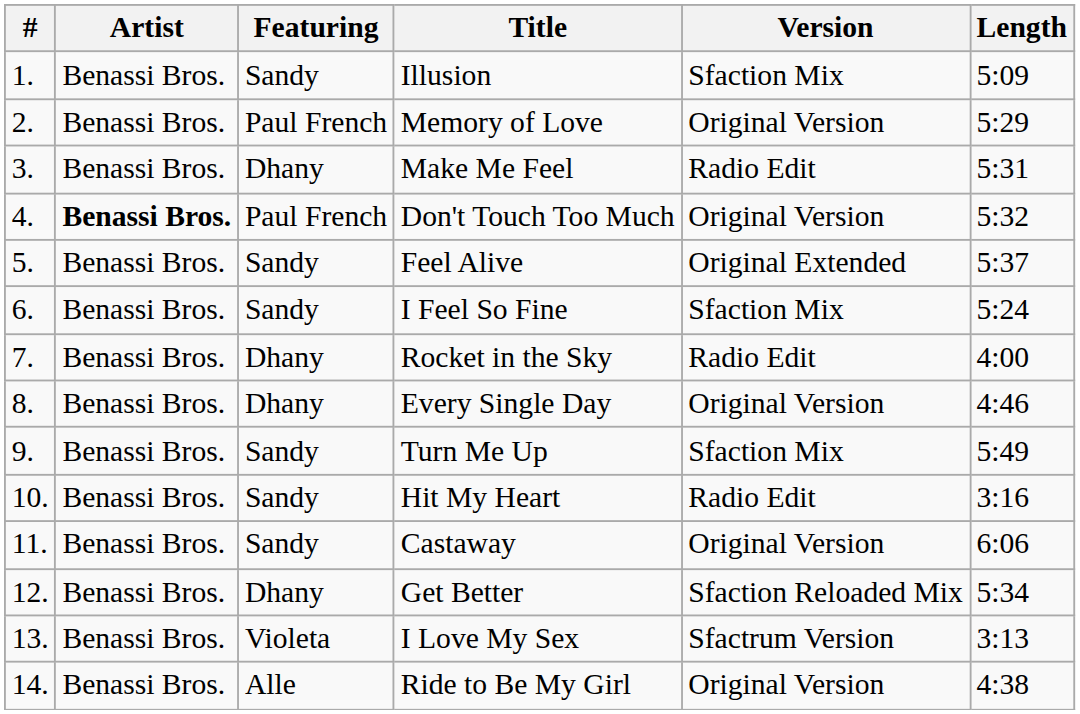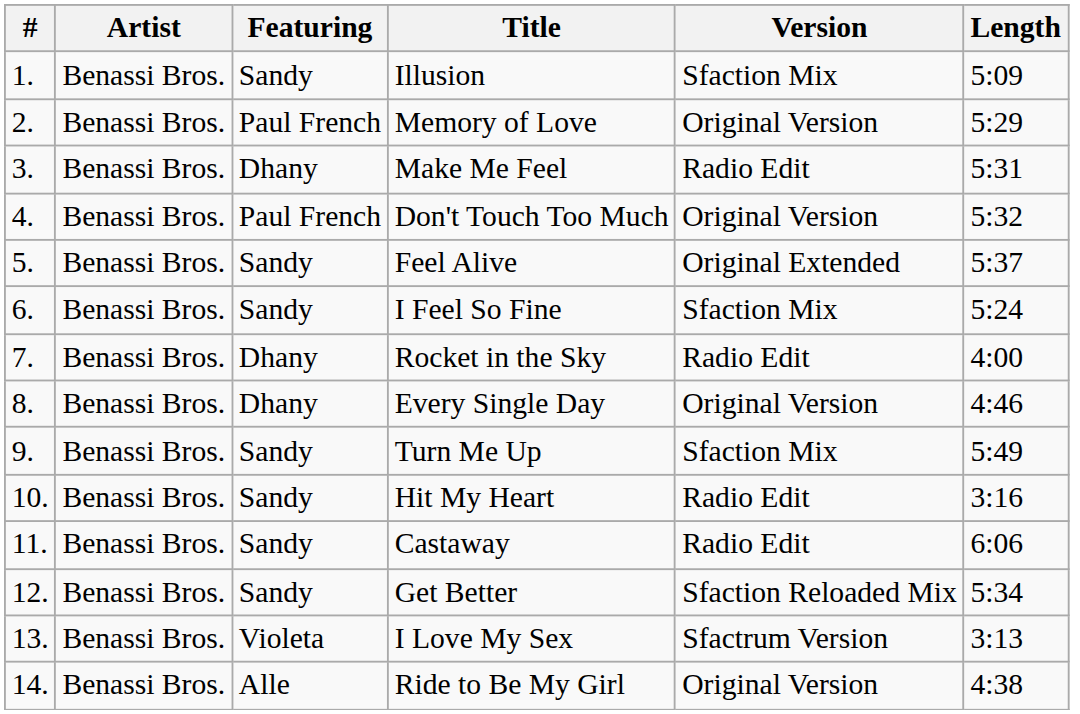(147, 215) bold -> (144, 215) normal
(786, 544) Original Version -> (746, 544) Radio Edit
(284, 591) Dhany -> (276, 591) Sandy
